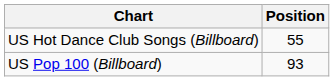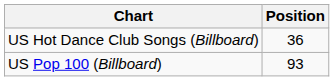(295, 40) 55 -> (295, 40) 36
